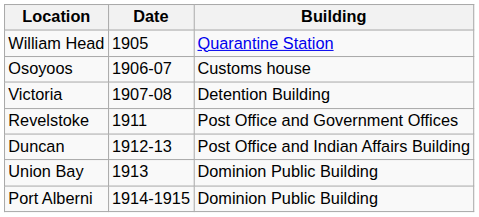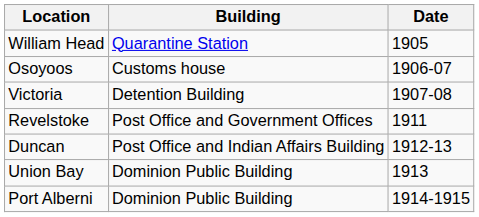columns swapped: (334, 17) <-> (151, 17)
